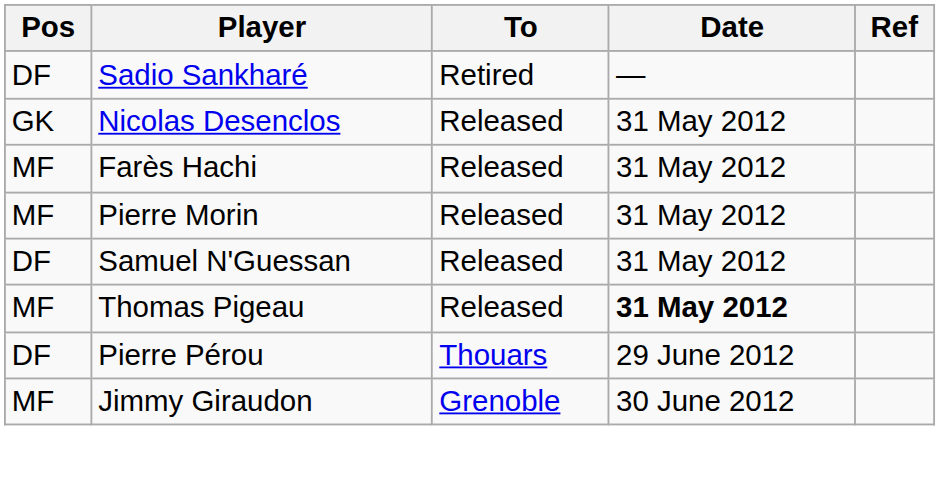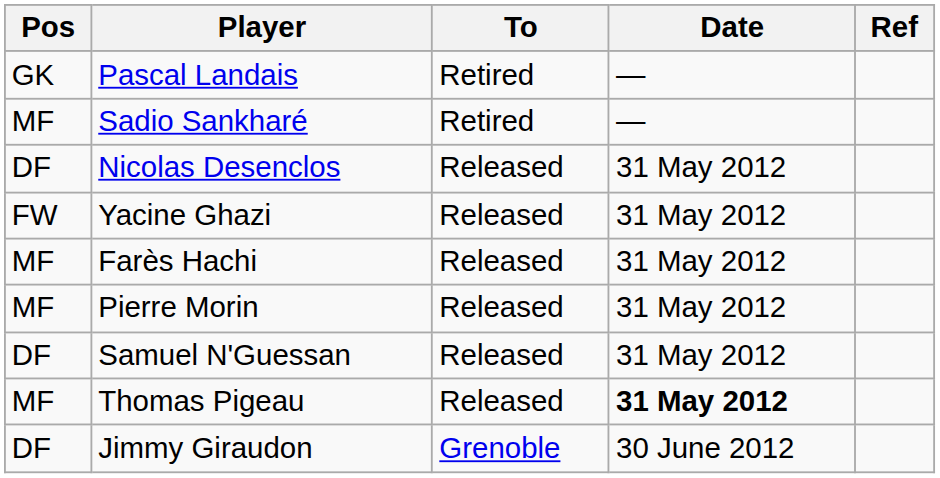+ row: (198, 74)
(31, 74) DF -> (33, 121) MF
(33, 121) GK -> (31, 167) DF
+ row: (185, 214)
- row: (181, 354)
(33, 401) MF -> (31, 448) DF
